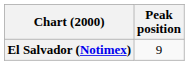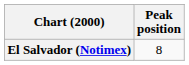(159, 49) 9 -> (159, 49) 8
